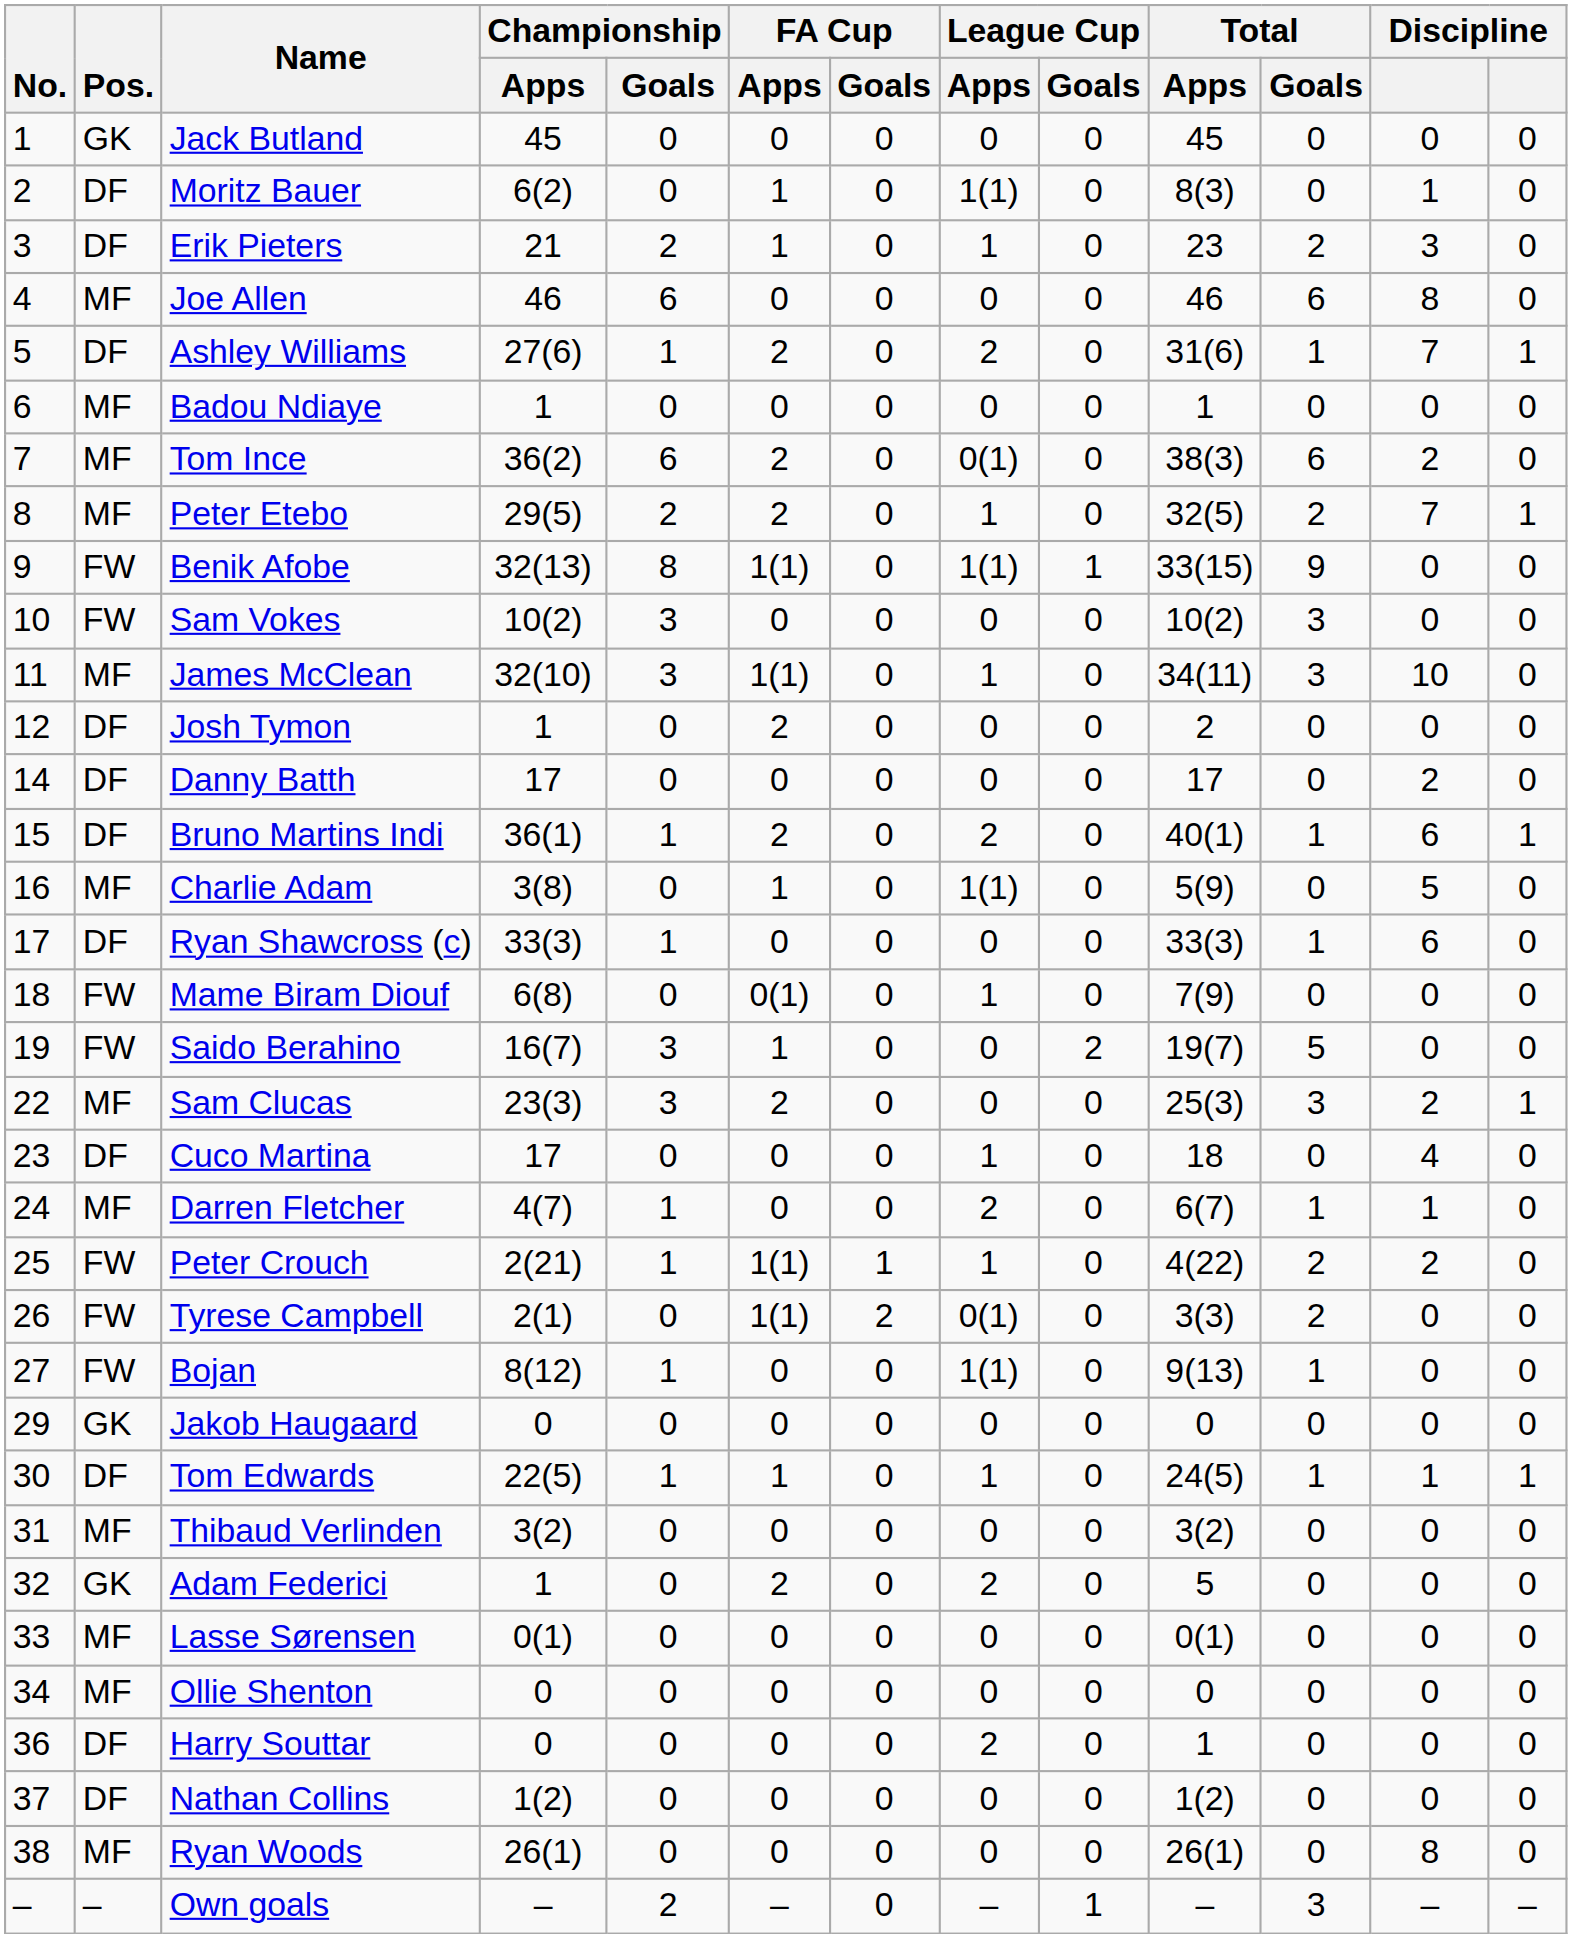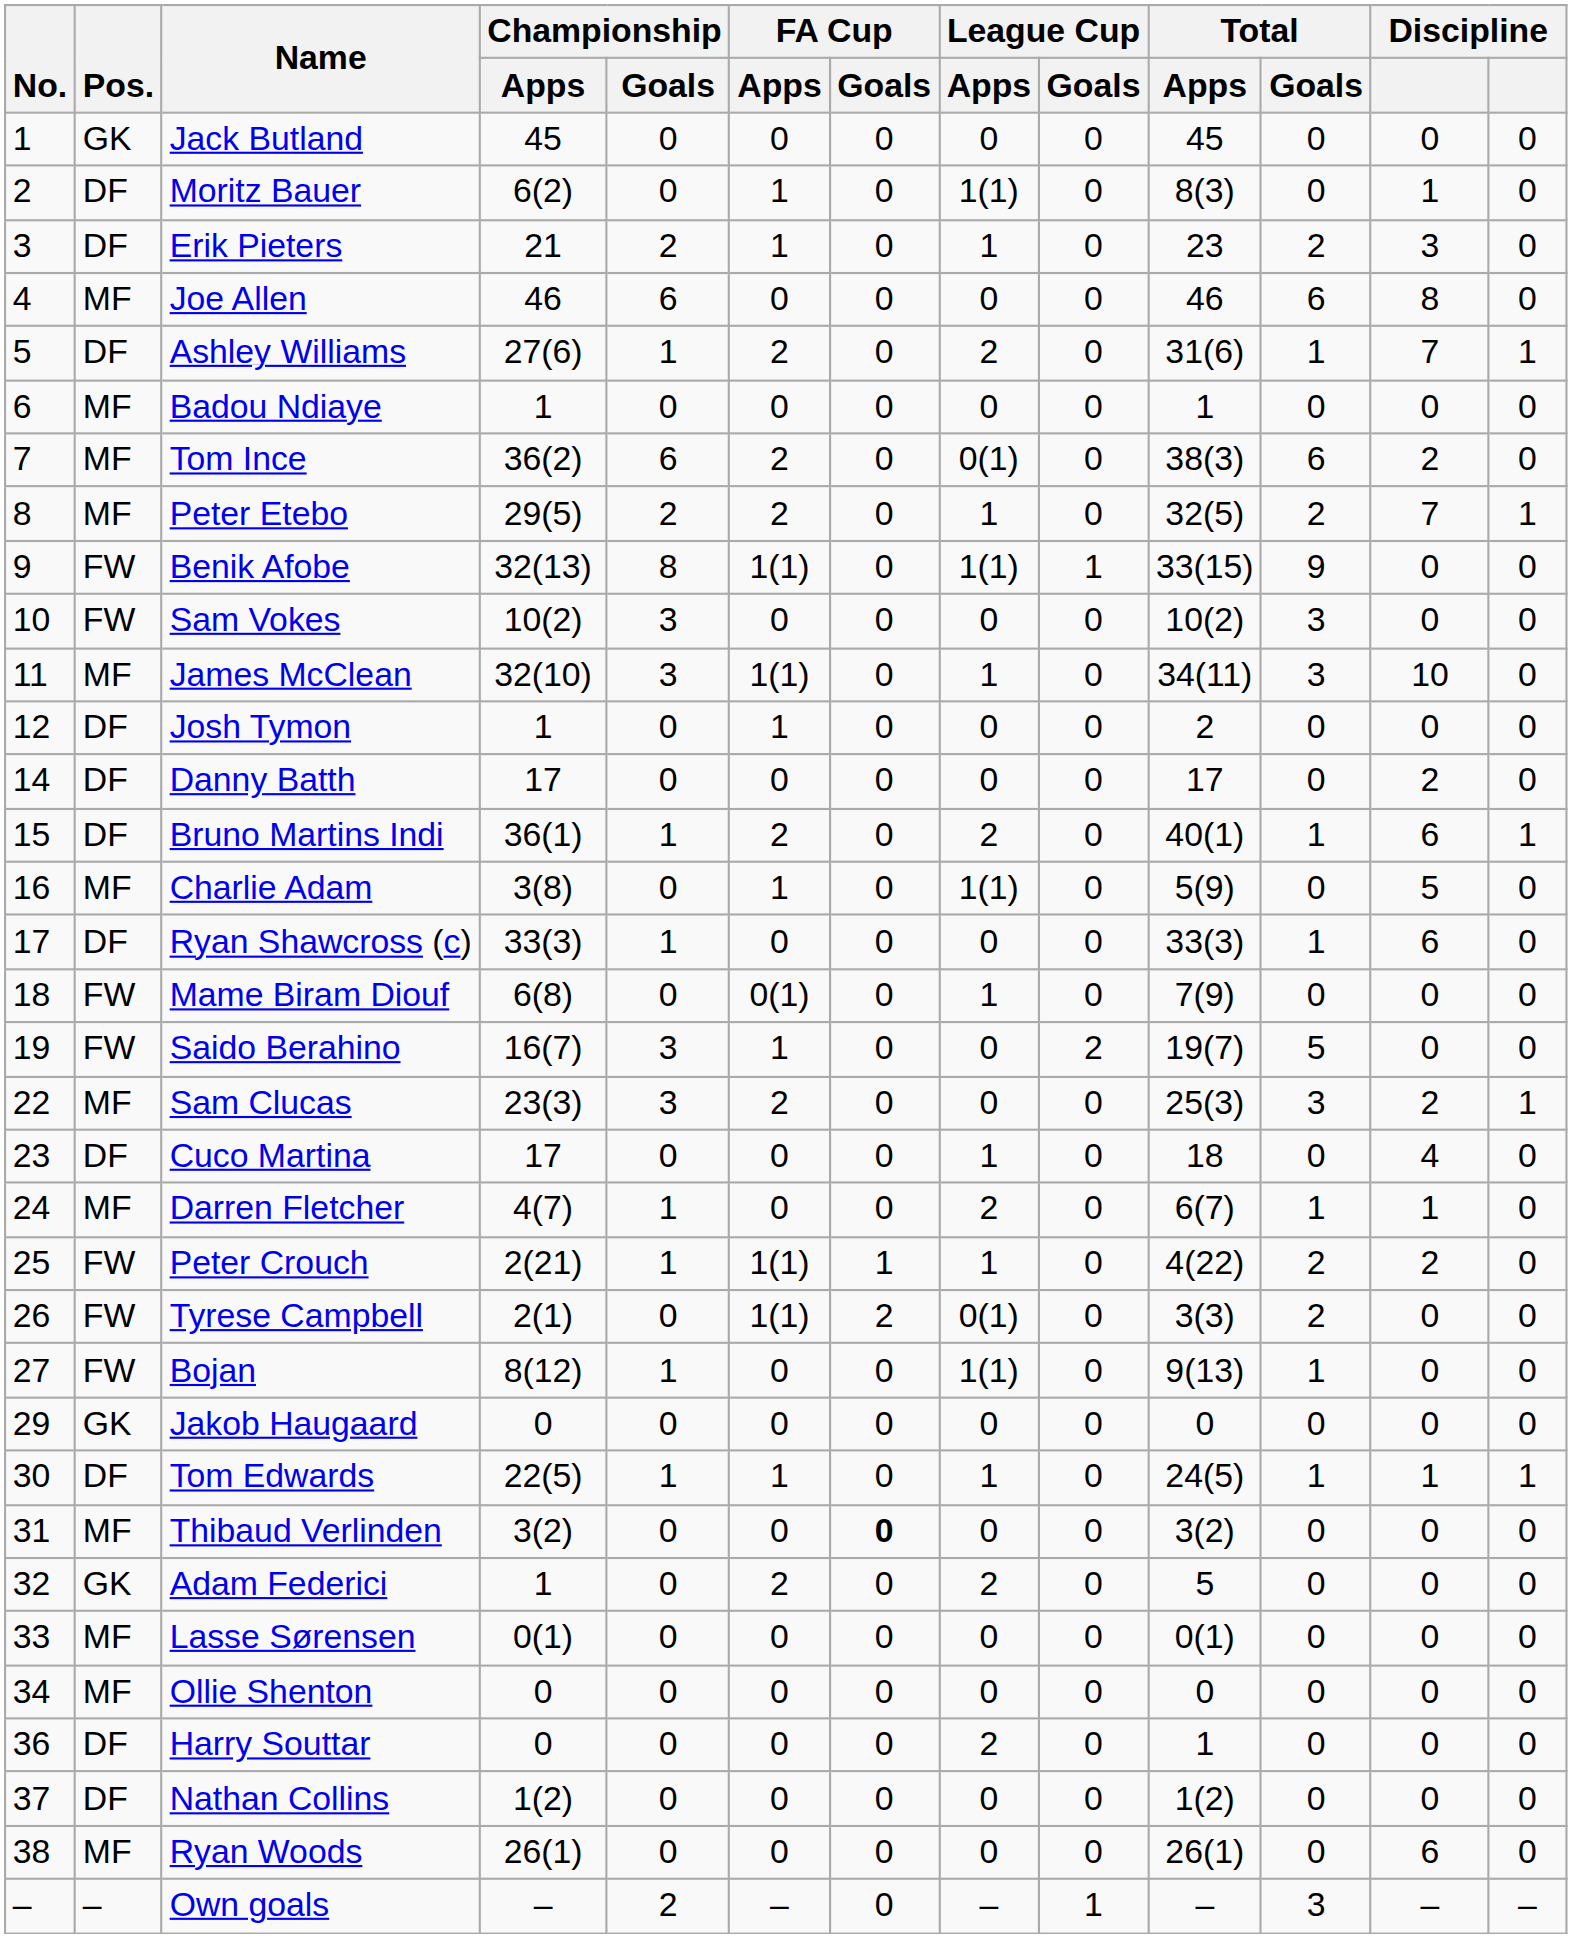(779, 727) 2 -> (779, 727) 1
(884, 1530) normal -> (884, 1530) bold
(1430, 1851) 8 -> (1430, 1851) 6
